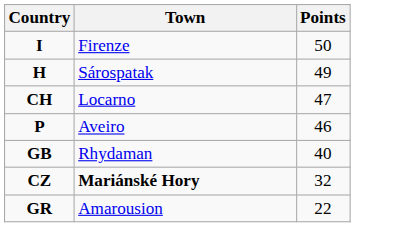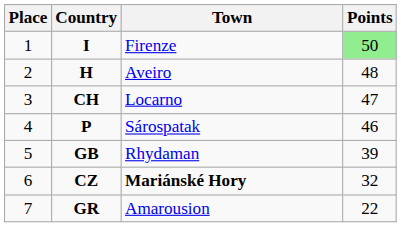+ column: (28, 18)
(323, 45) no background -> (370, 45) lightgreen background
(116, 72) Sárospatak -> (148, 72) Aveiro
(323, 72) 49 -> (370, 72) 48
(101, 126) Aveiro -> (163, 126) Sárospatak
(323, 153) 40 -> (370, 153) 39
